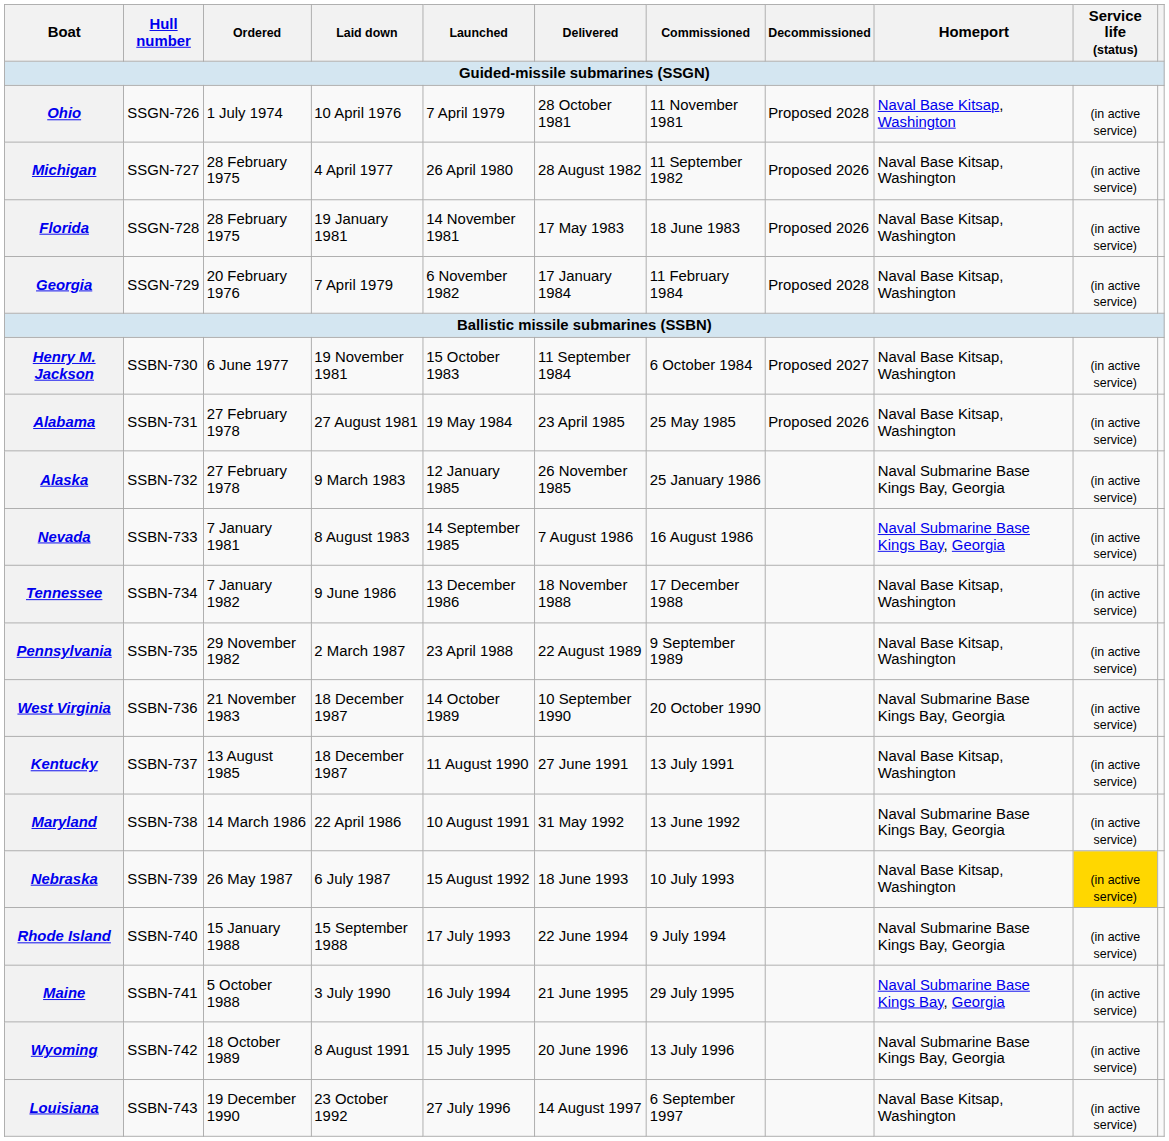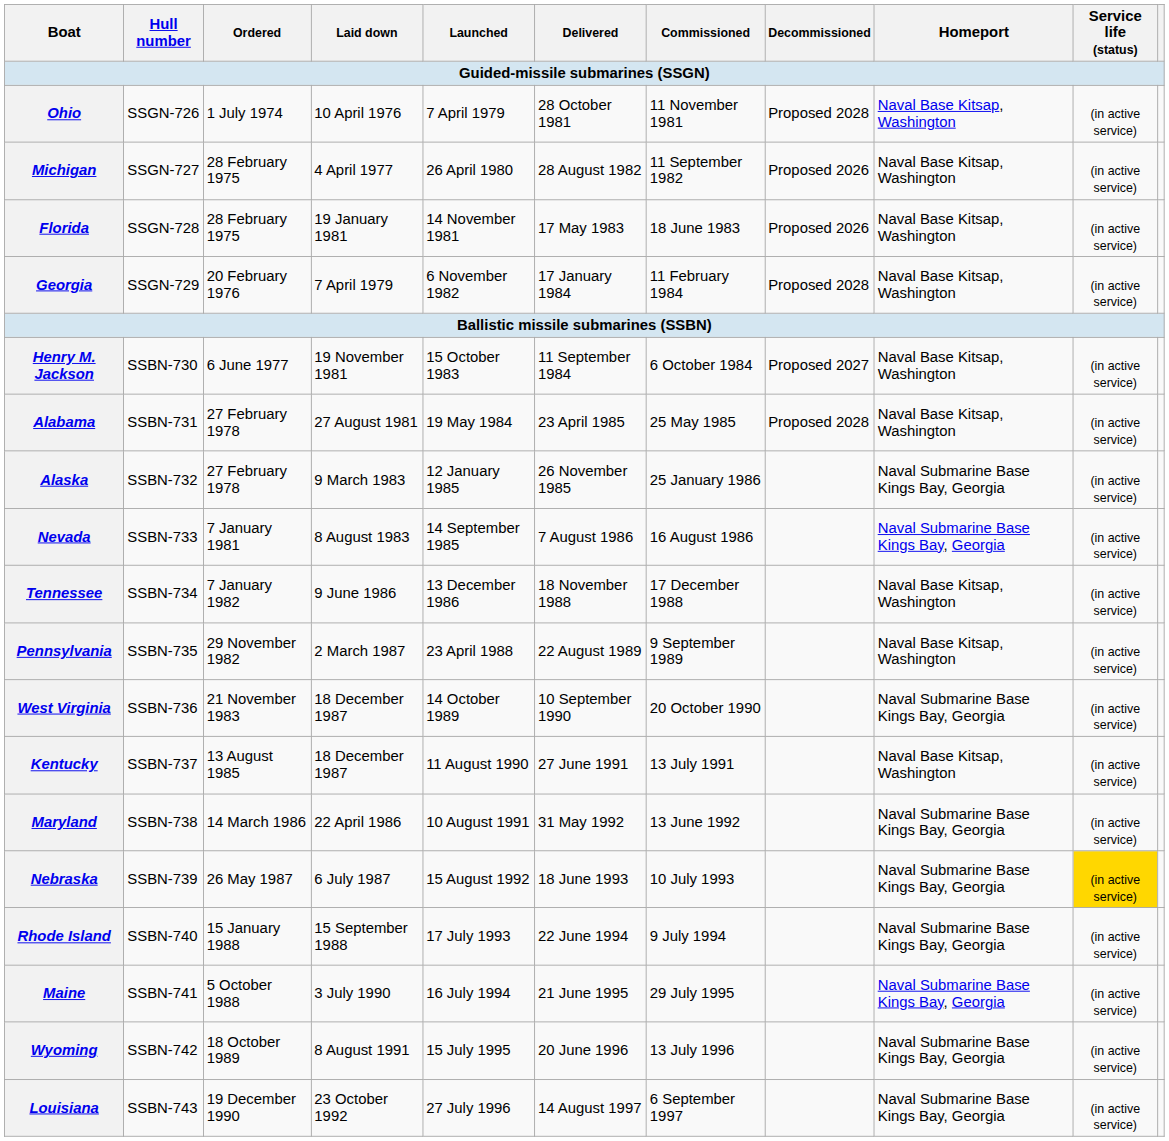(819, 422) Proposed 2026 -> (819, 422) Proposed 2028
(941, 879) Naval Base Kitsap, Washington -> (954, 879) Naval Submarine Base Kings Bay, Georgia
(941, 1107) Naval Base Kitsap, Washington -> (954, 1107) Naval Submarine Base Kings Bay, Georgia
